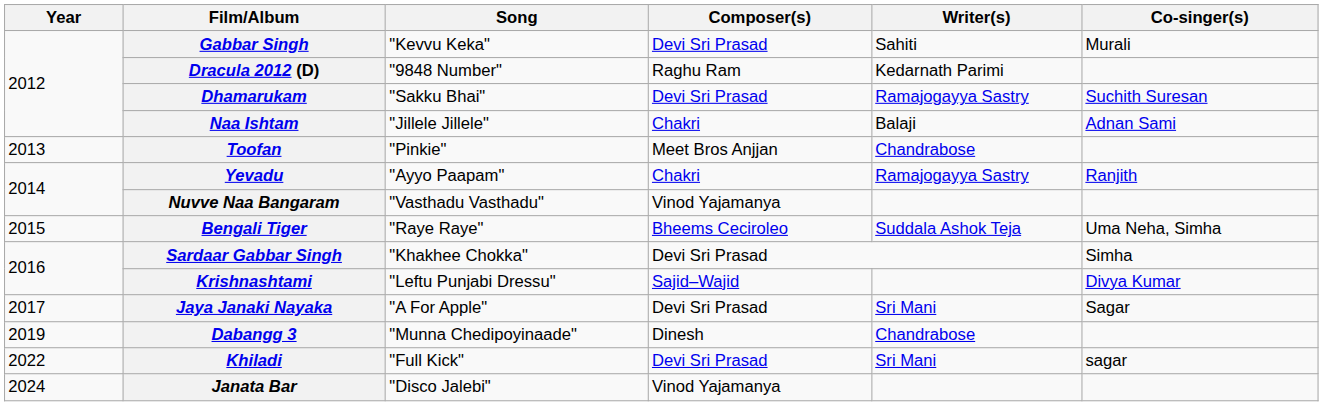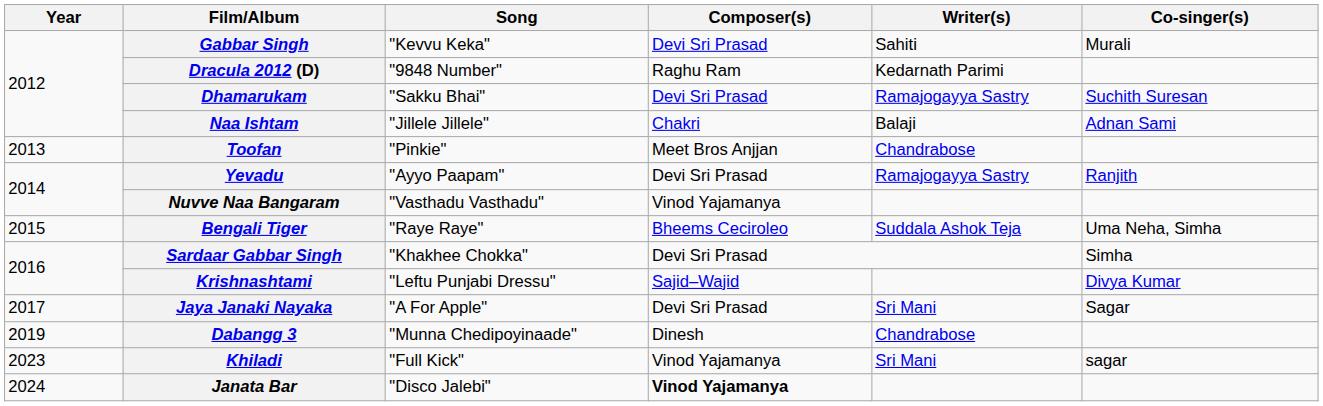(676, 176) Chakri -> (710, 176) Devi Sri Prasad
(27, 360) 2022 -> (27, 360) 2023
(710, 360) Devi Sri Prasad -> (716, 360) Vinod Yajamanya
(716, 387) normal -> (720, 387) bold
